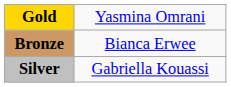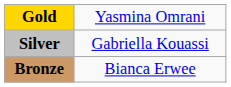rows swapped: (39, 69) <-> (39, 43)
